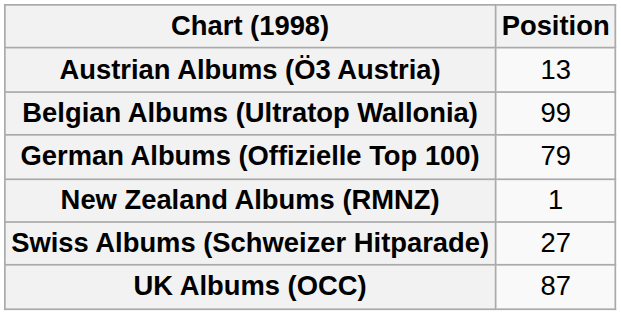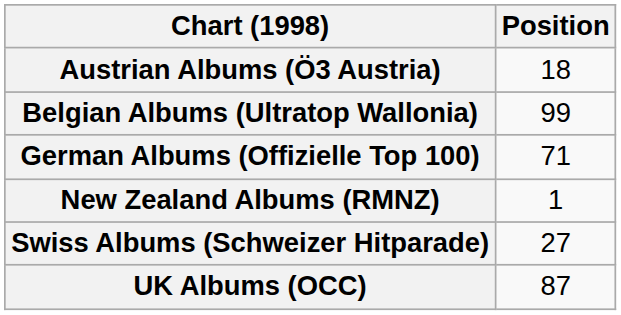(556, 69) 13 -> (556, 69) 18
(556, 156) 79 -> (556, 156) 71
